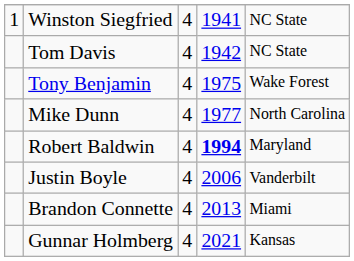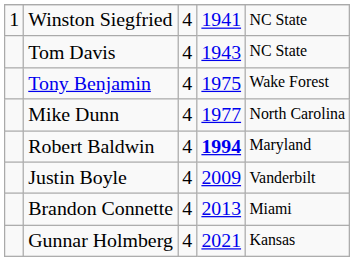(221, 51) 1942 -> (221, 51) 1943
(221, 177) 2006 -> (221, 177) 2009
